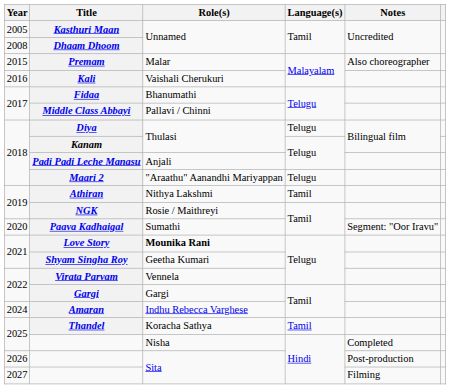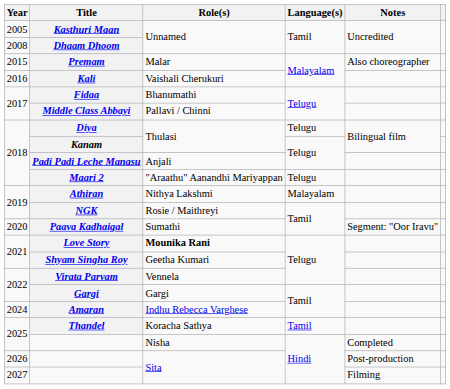(300, 194) Tamil -> (311, 194) Malayalam
